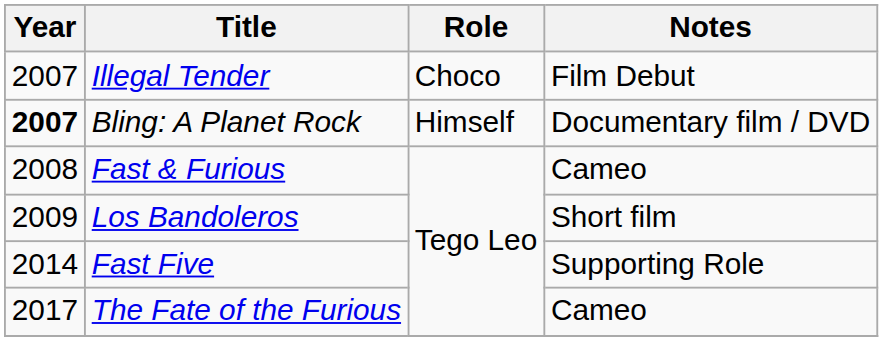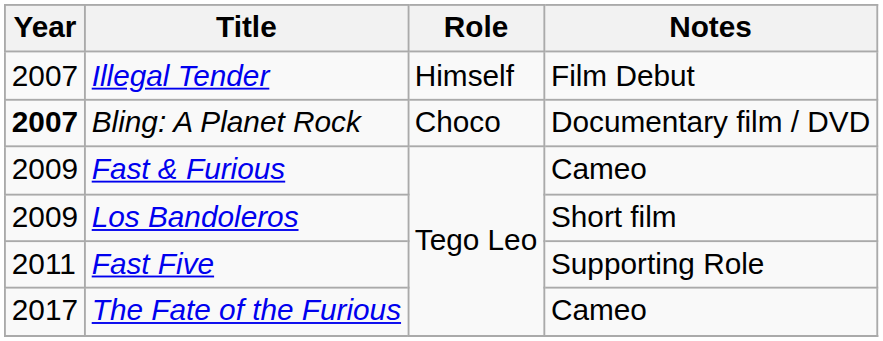(458, 75) Choco -> (464, 75) Himself
(464, 122) Himself -> (458, 122) Choco
(45, 169) 2008 -> (45, 169) 2009
(45, 264) 2014 -> (44, 264) 2011
